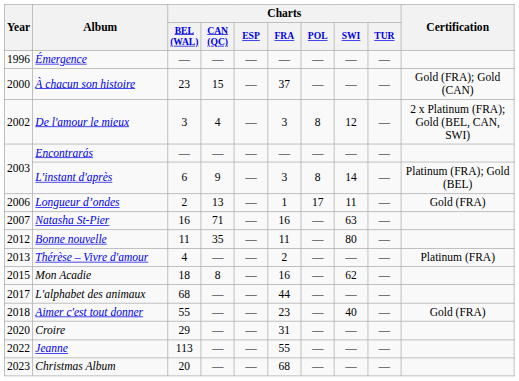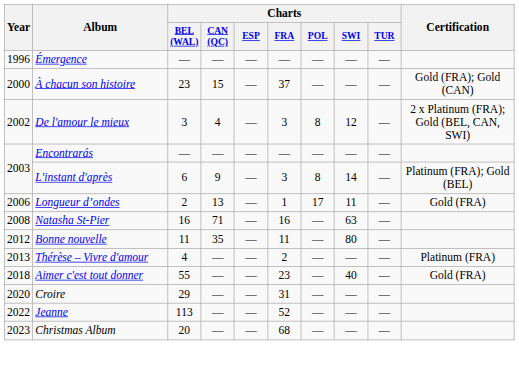(19, 220) 2007 -> (19, 220) 2008
- row: (63, 275)
- row: (90, 294)
(284, 348) 55 -> (284, 312) 52
